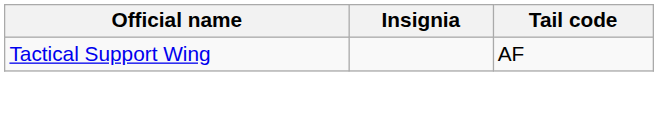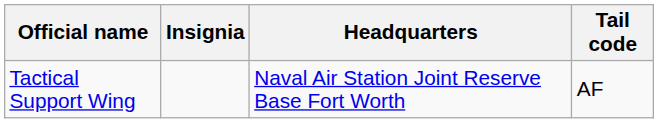+ column: (411, 32)
